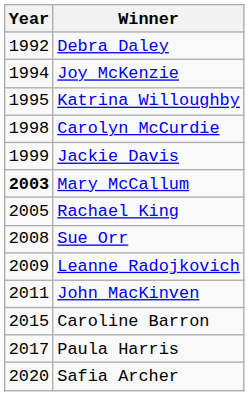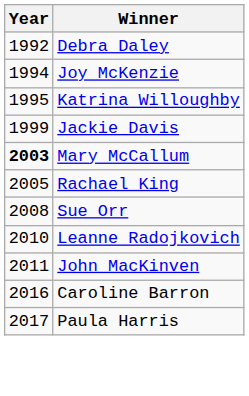- row: (138, 129)
(29, 266) 2009 -> (29, 239) 2010
(29, 321) 2015 -> (29, 294) 2016
- row: (118, 376)
